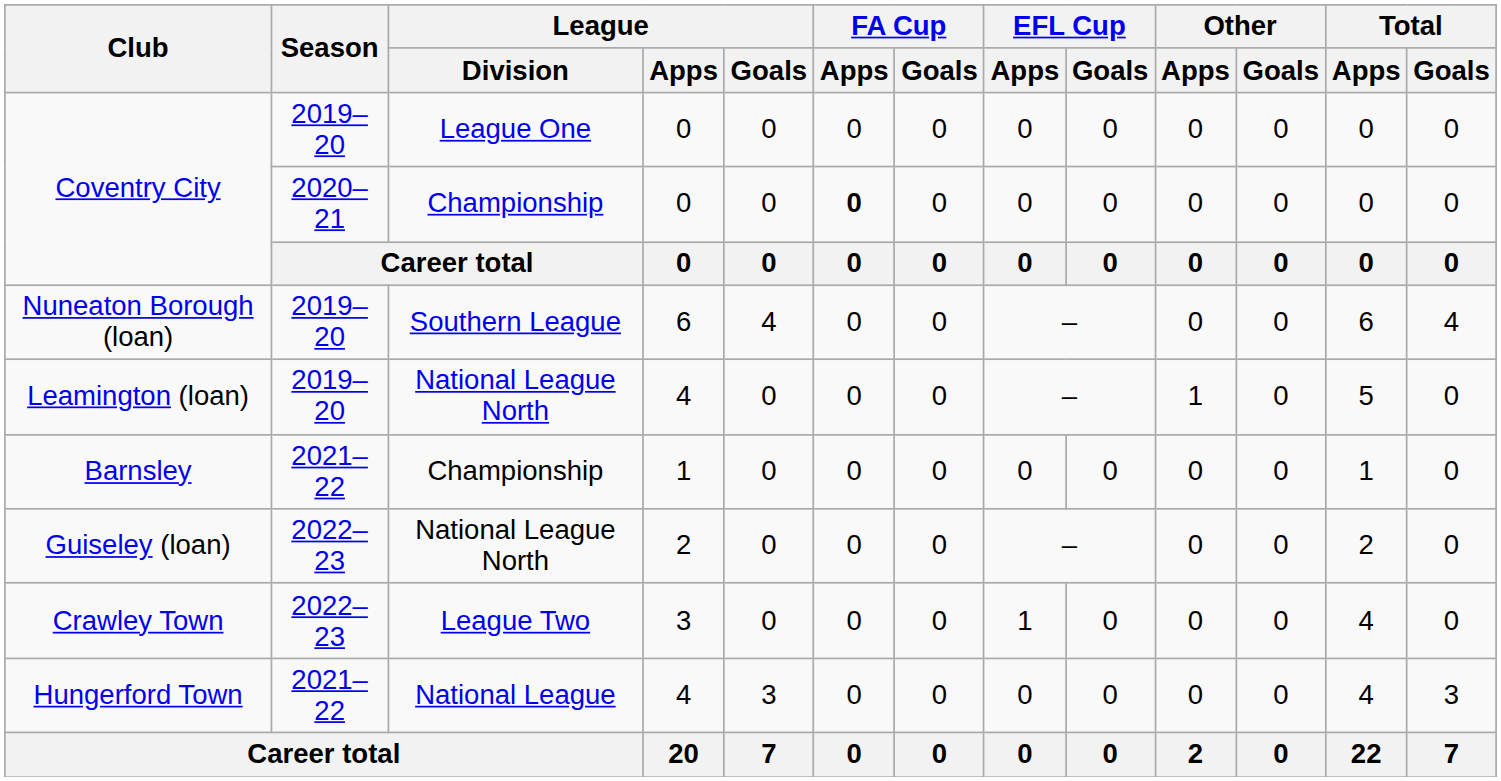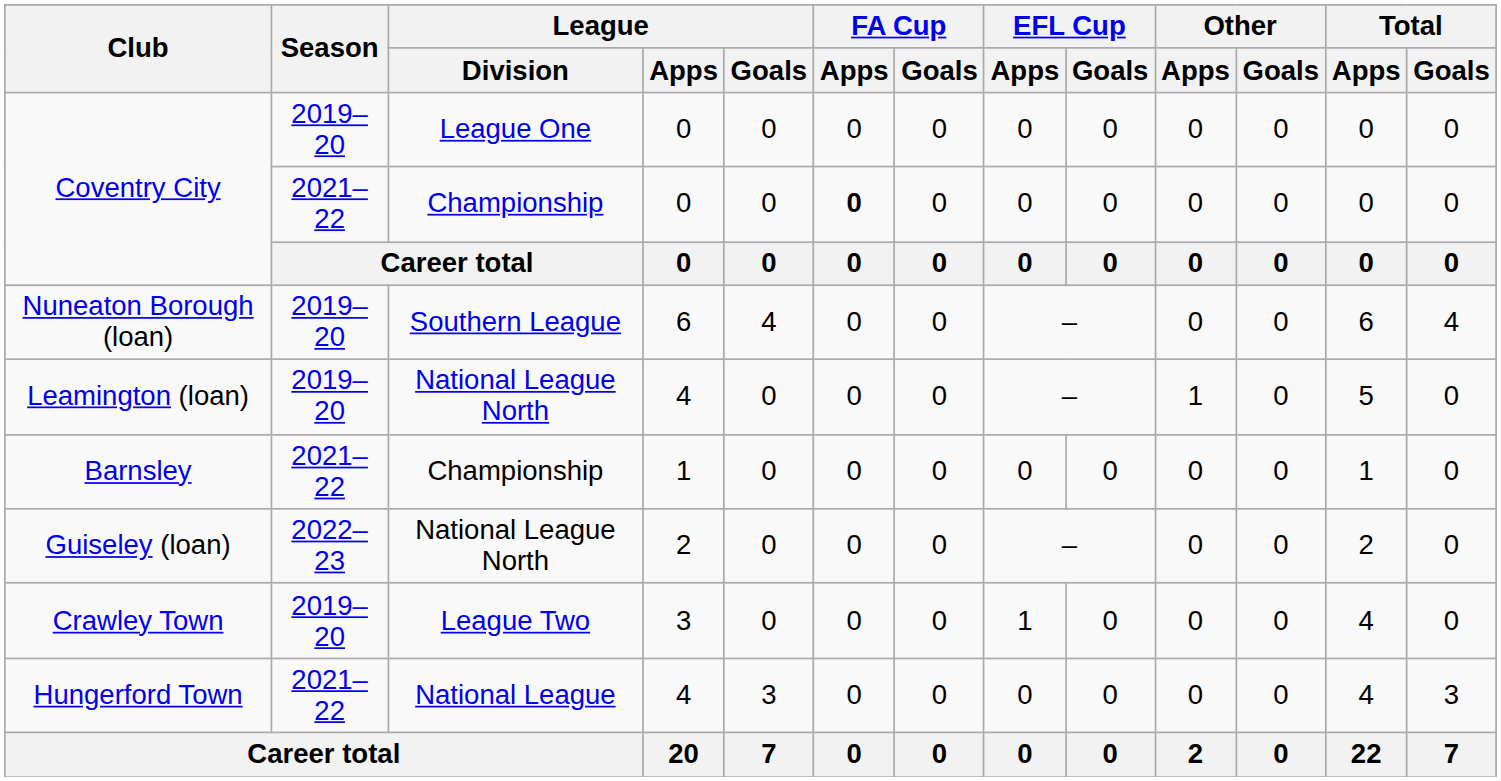(330, 203) 2020–21 -> (330, 203) 2021–22
(330, 620) 2022–23 -> (330, 620) 2019–20
